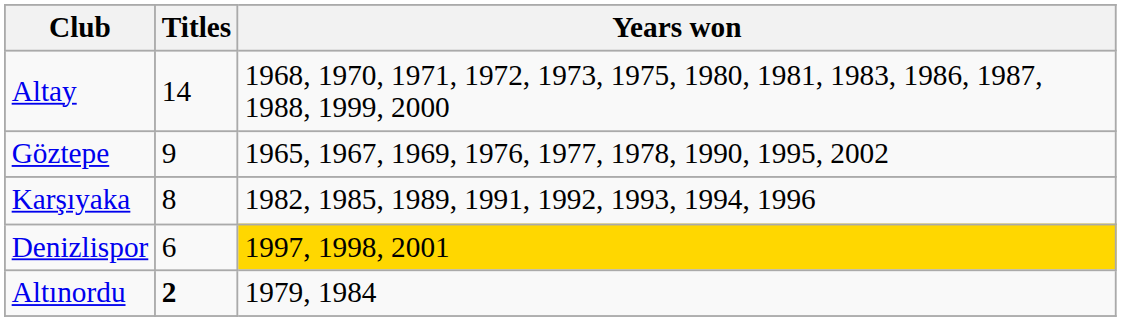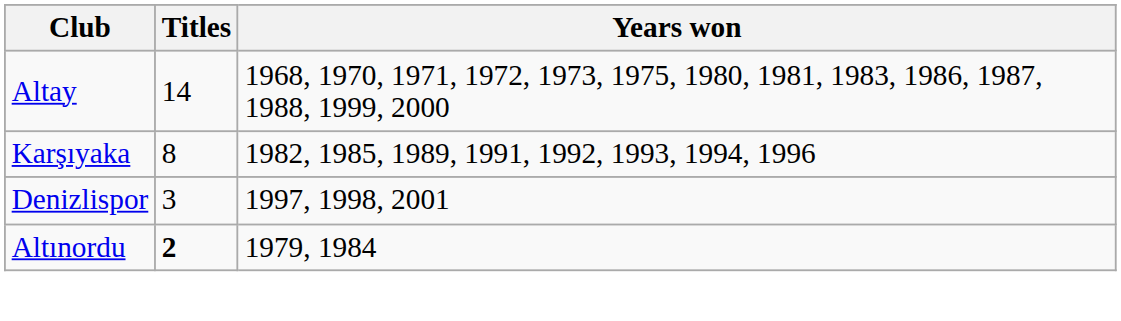- row: (60, 153)
(169, 246) 6 -> (169, 199) 3
(347, 246) gold background -> (347, 199) no background
